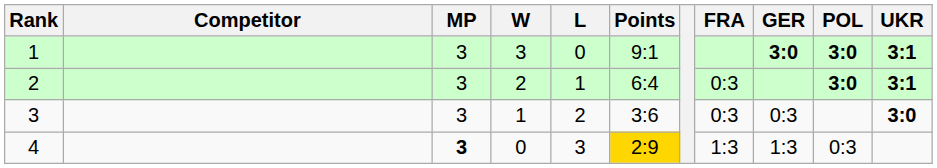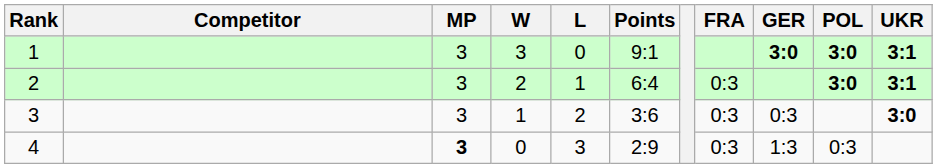(645, 147) gold background -> (645, 147) no background
(724, 147) 1:3 -> (724, 147) 0:3
